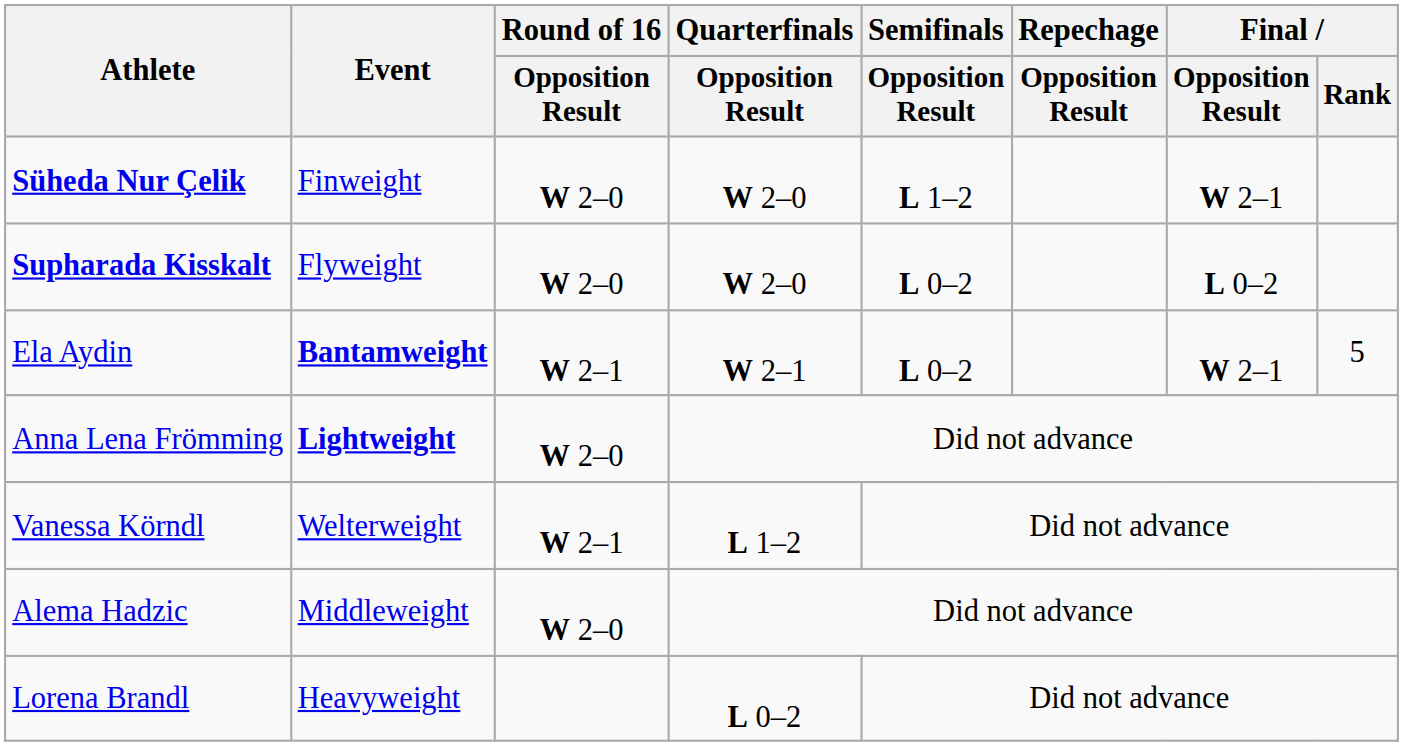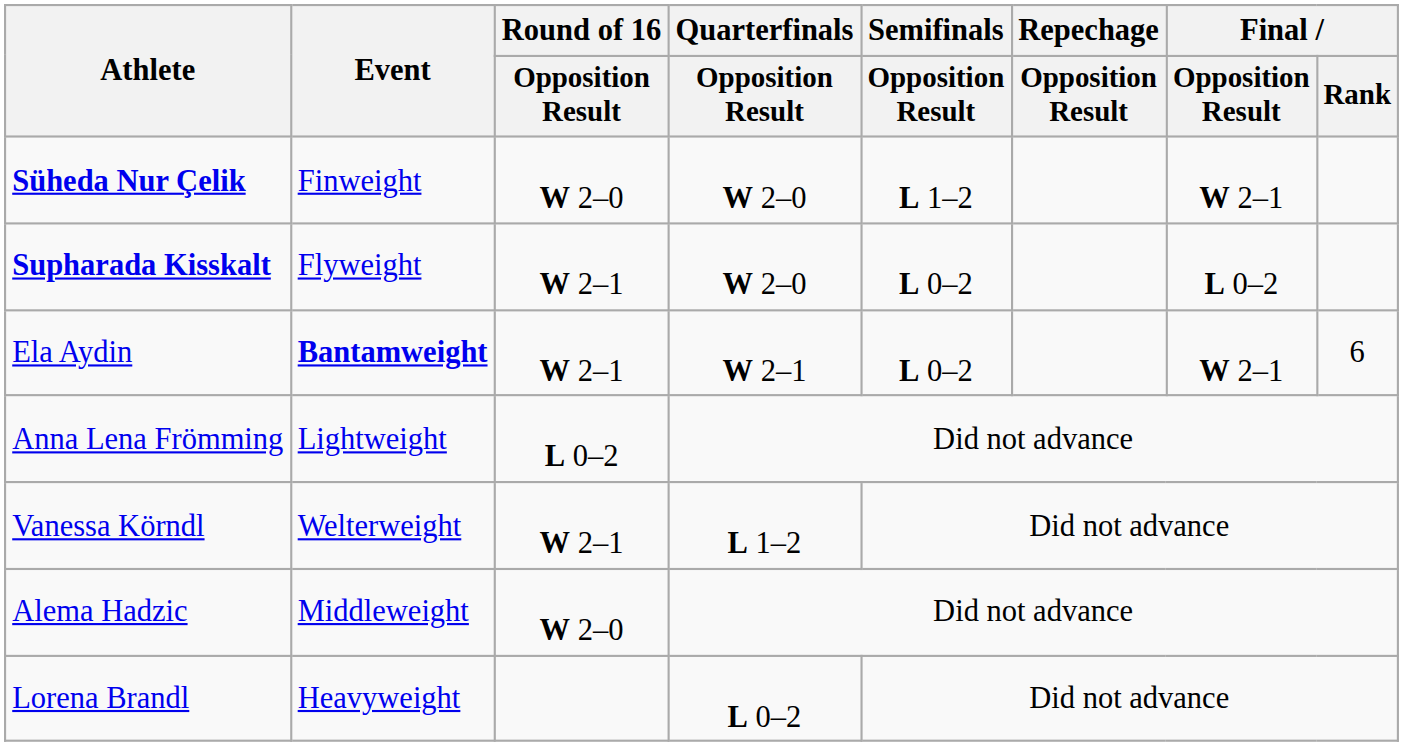(582, 284) W 2–0 -> (582, 284) W 2–1
(1357, 352) 5 -> (1357, 352) 6
(377, 439) bold -> (372, 439) normal
(582, 457) W 2–0 -> (582, 457) L 0–2
